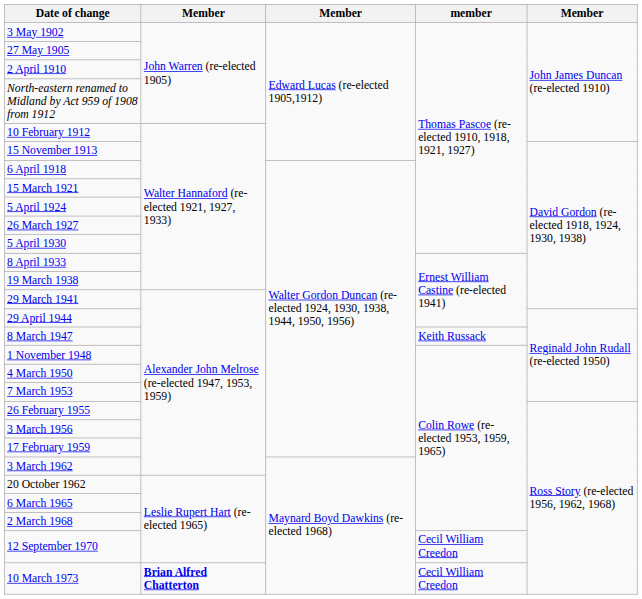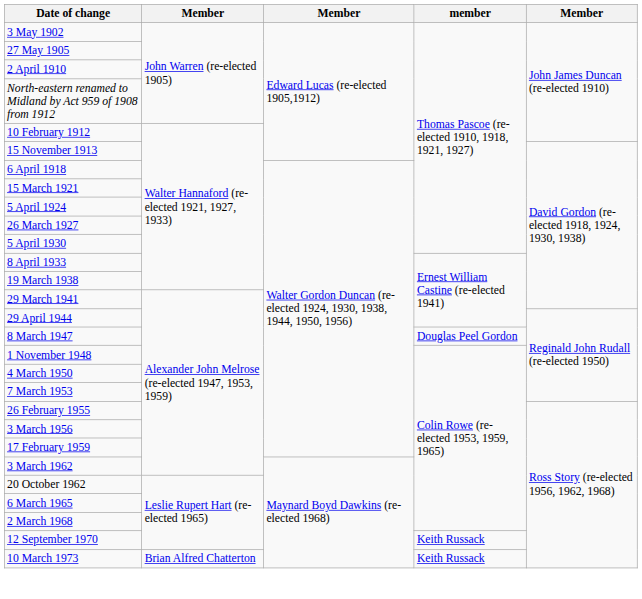(452, 336) Keith Russack -> (467, 336) Douglas Peel Gordon
(451, 546) Cecil William Creedon -> (451, 540) Keith Russack
(175, 578) bold -> (200, 558) normal
(451, 578) Cecil William Creedon -> (451, 558) Keith Russack
